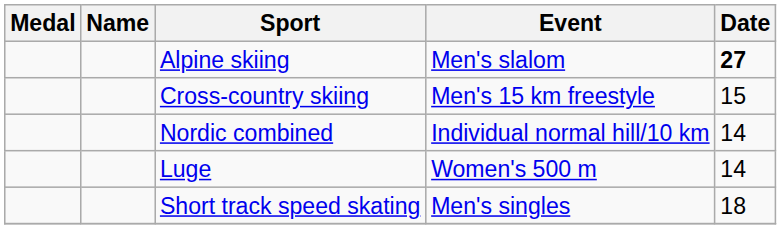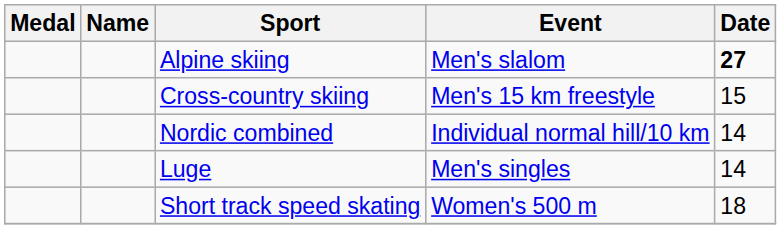(514, 170) Women's 500 m -> (501, 170) Men's singles
(501, 206) Men's singles -> (514, 206) Women's 500 m
